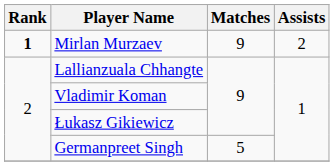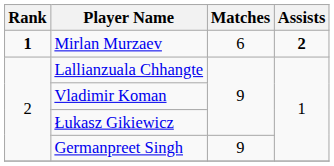(240, 43) 9 -> (240, 43) 6
(302, 43) normal -> (302, 43) bold
(240, 148) 5 -> (240, 148) 9
